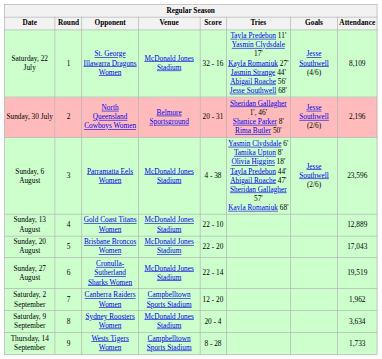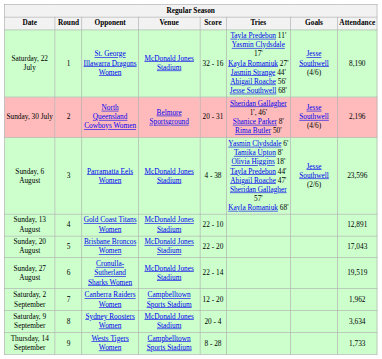(357, 63) 8,109 -> (357, 63) 8,190
(314, 117) Jesse Southwell (2/6) -> (314, 117) Jesse Southwell (4/6)
(357, 225) 12,889 -> (357, 225) 12,891
